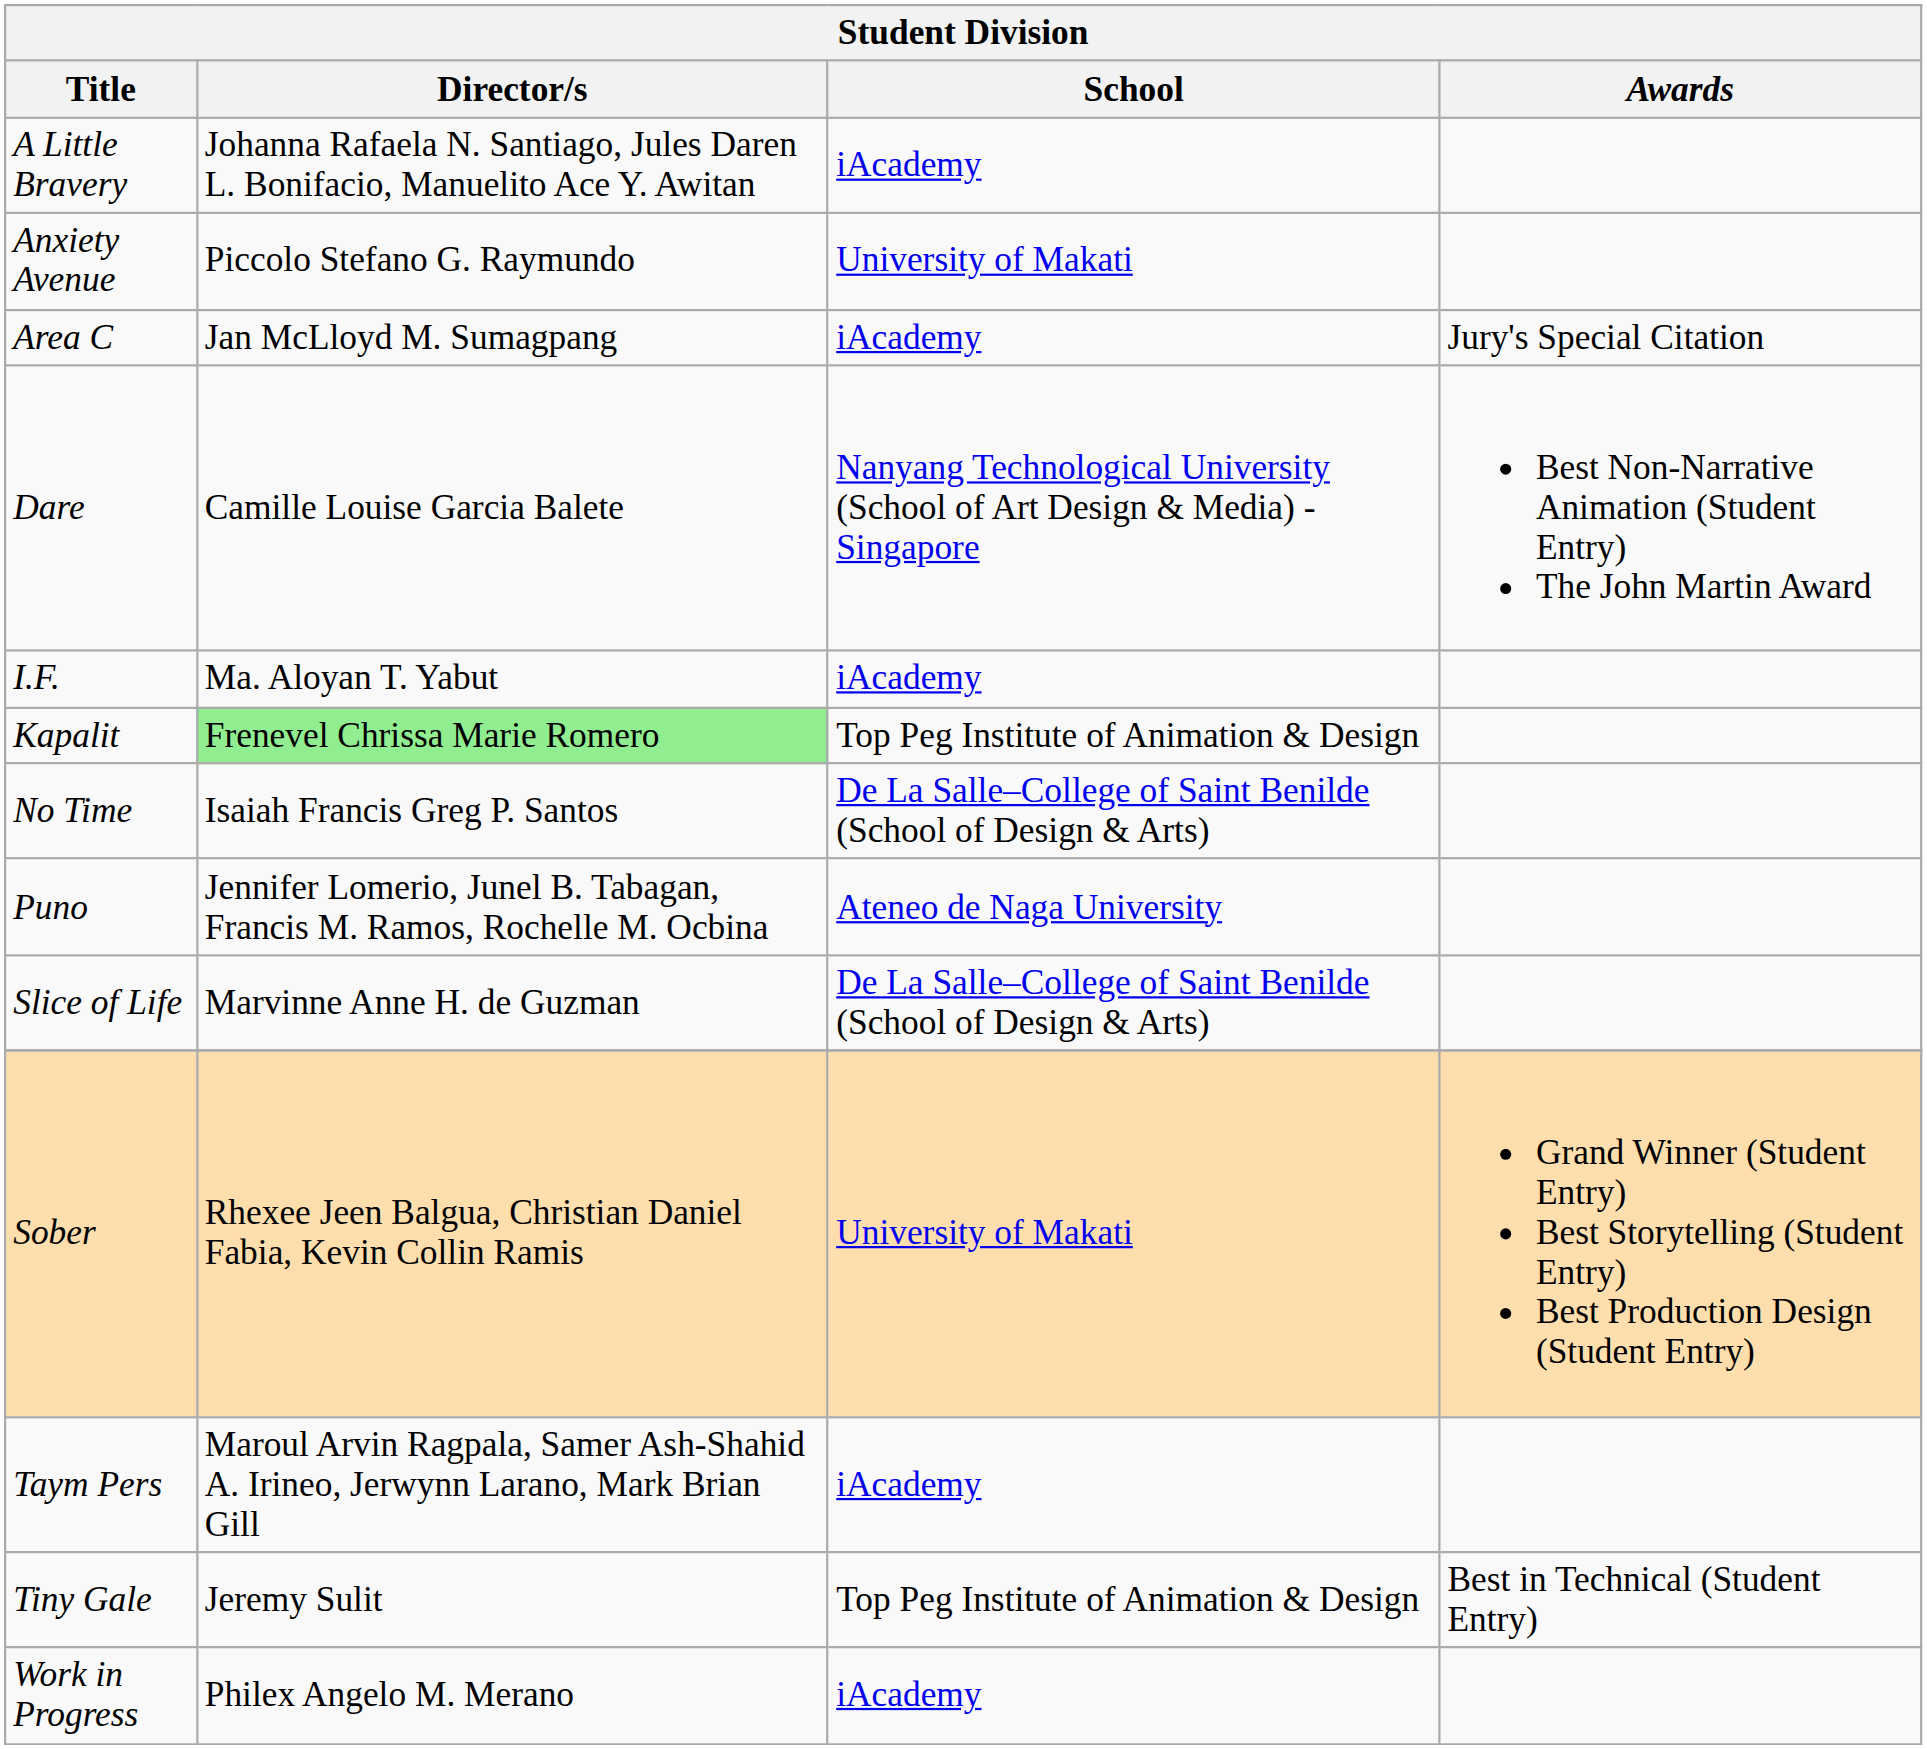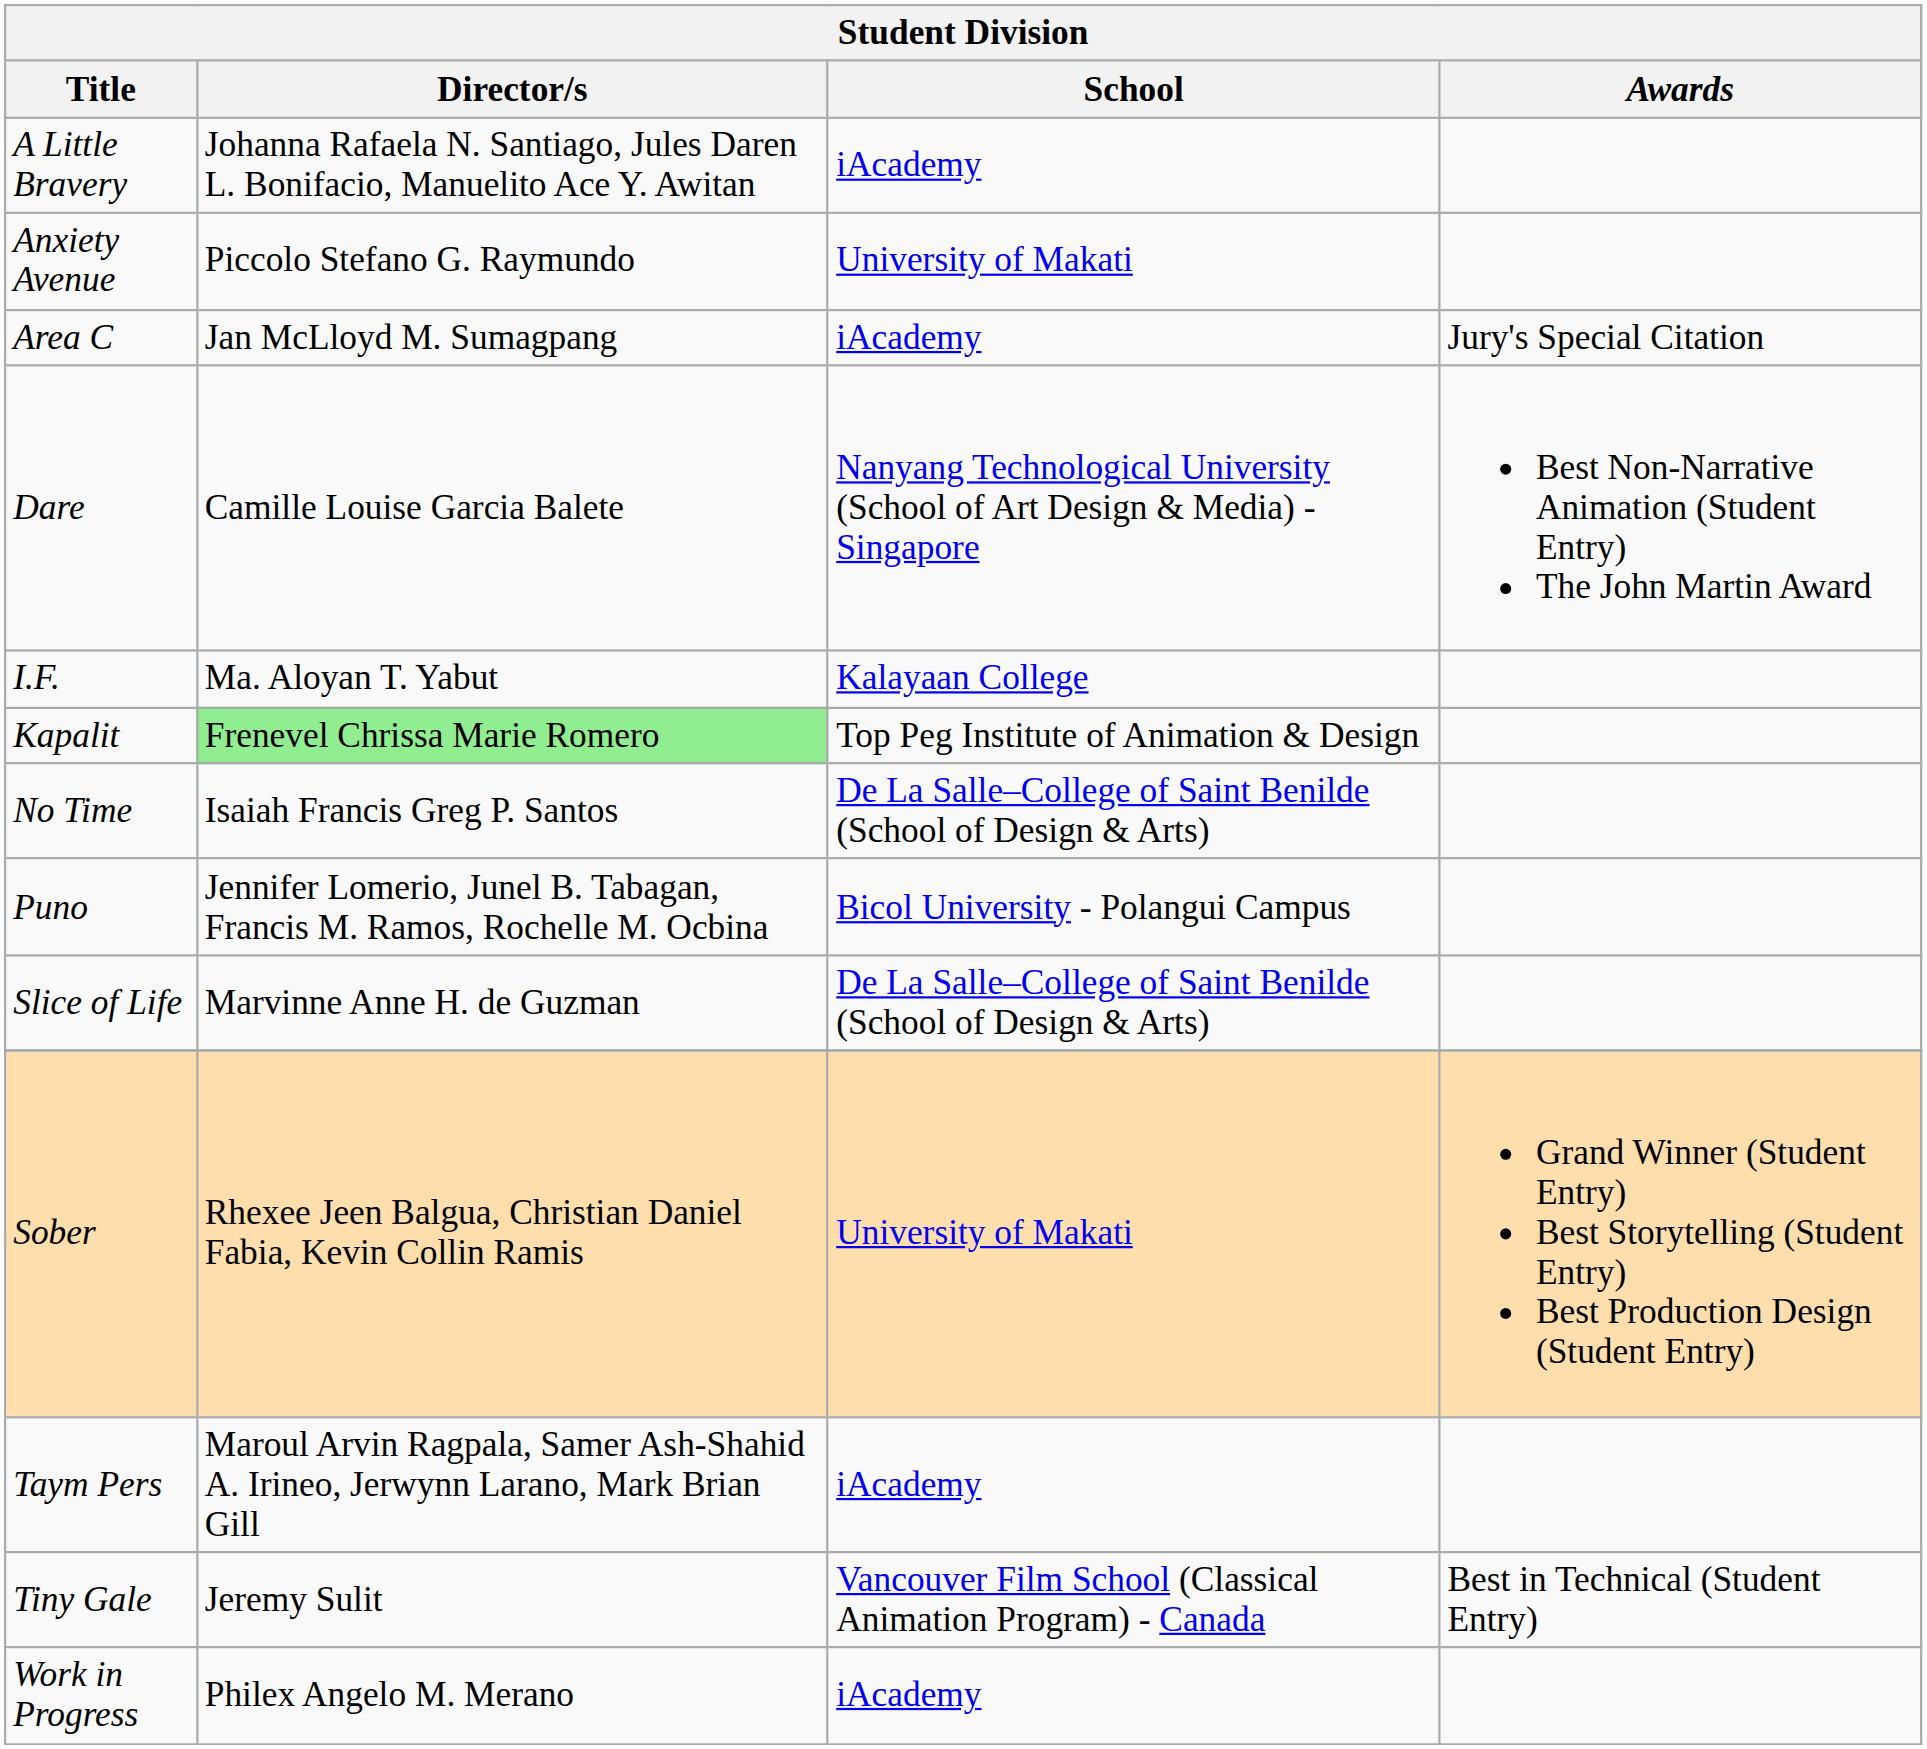(909, 678) iAcademy -> (962, 678) Kalayaan College
(1029, 906) Ateneo de Naga University -> (1094, 906) Bicol University - Polangui Campus
(1128, 1599) Top Peg Institute of Animation & Design -> (1077, 1599) Vancouver Film School (Classical Animation Program) - Canada
